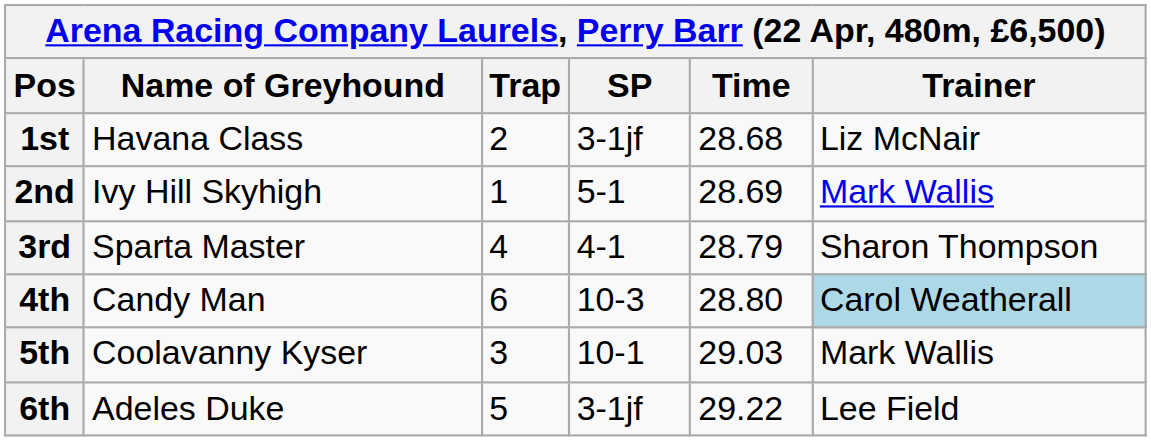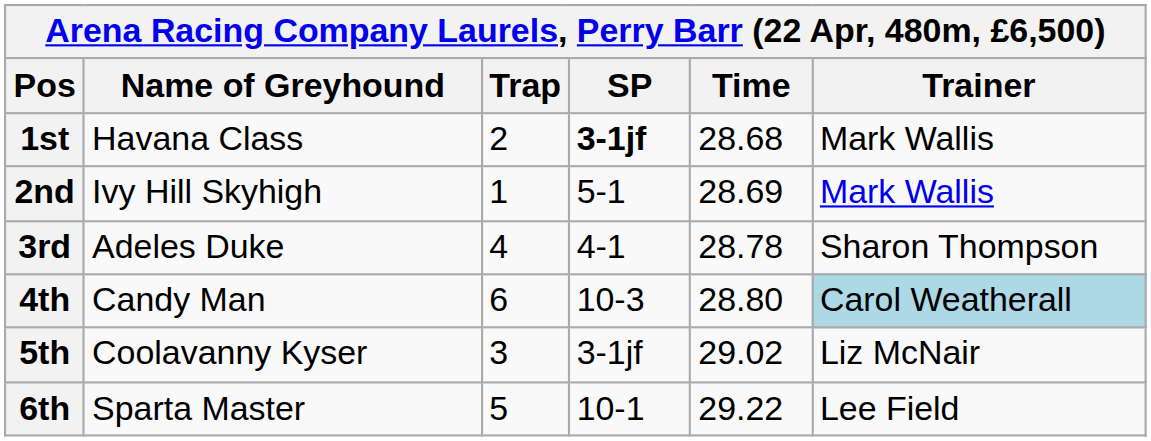(610, 138) normal -> (612, 138) bold
(900, 138) Liz McNair -> (907, 138) Mark Wallis
(199, 246) Sparta Master -> (188, 246) Adeles Duke
(741, 246) 28.79 -> (741, 246) 28.78
(611, 354) 10-1 -> (610, 354) 3-1jf
(741, 354) 29.03 -> (741, 354) 29.02
(907, 354) Mark Wallis -> (900, 354) Liz McNair
(188, 407) Adeles Duke -> (199, 407) Sparta Master
(610, 407) 3-1jf -> (611, 407) 10-1
